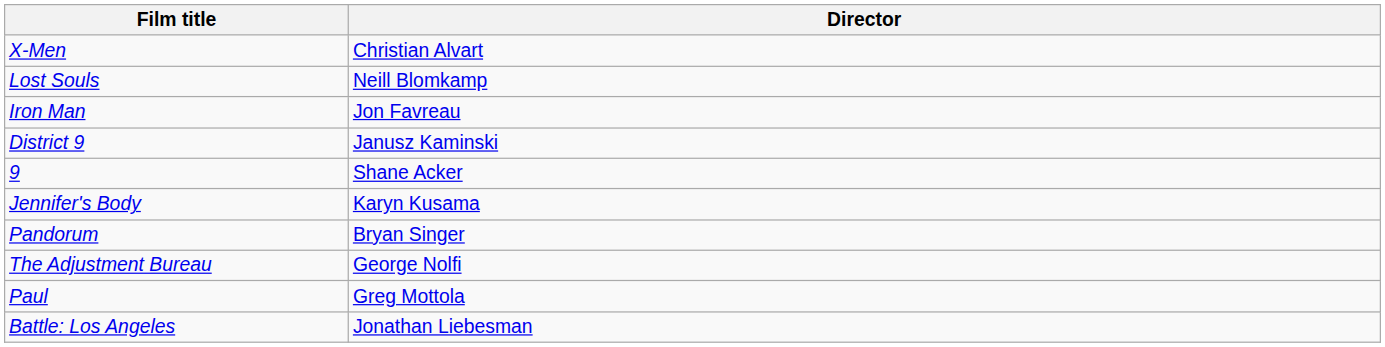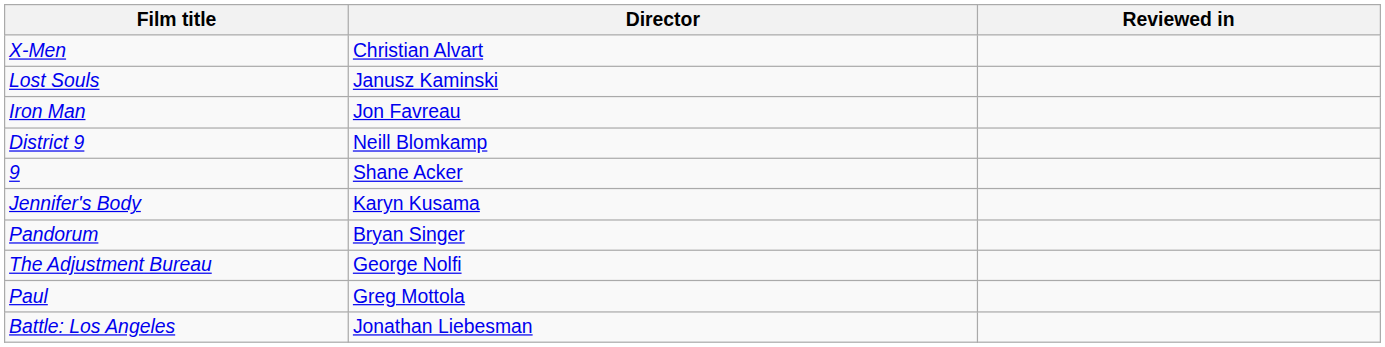+ column: (1179, 19)
(420, 81) Neill Blomkamp -> (426, 81) Janusz Kaminski
(426, 142) Janusz Kaminski -> (420, 142) Neill Blomkamp
